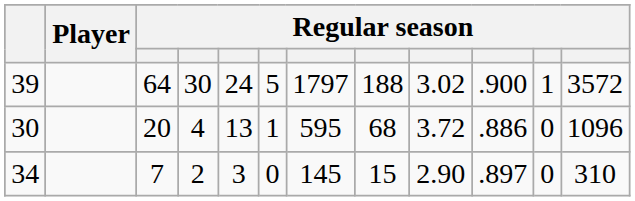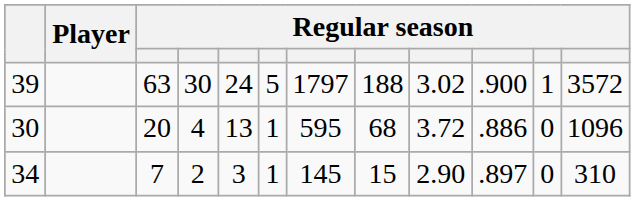(157, 84) 64 -> (157, 84) 63
(273, 172) 0 -> (273, 172) 1
